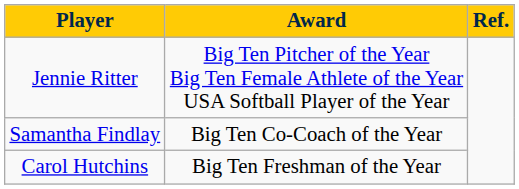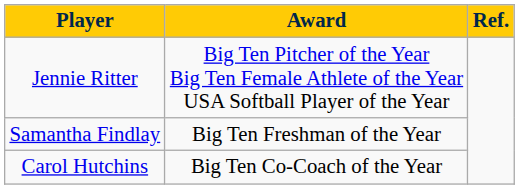(316, 133) Big Ten Co-Coach of the Year -> (316, 133) Big Ten Freshman of the Year
(316, 166) Big Ten Freshman of the Year -> (316, 166) Big Ten Co-Coach of the Year
